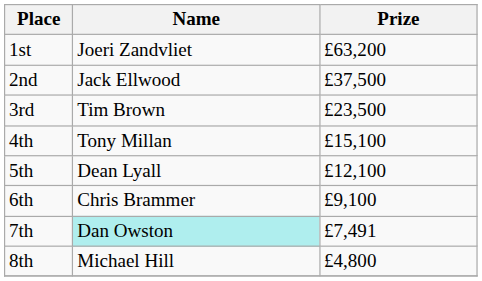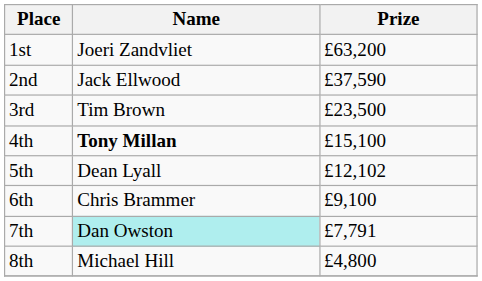(355, 79) £37,500 -> (355, 79) £37,590
(124, 140) normal -> (127, 140) bold
(355, 170) £12,100 -> (355, 170) £12,102
(350, 230) £7,491 -> (350, 230) £7,791
